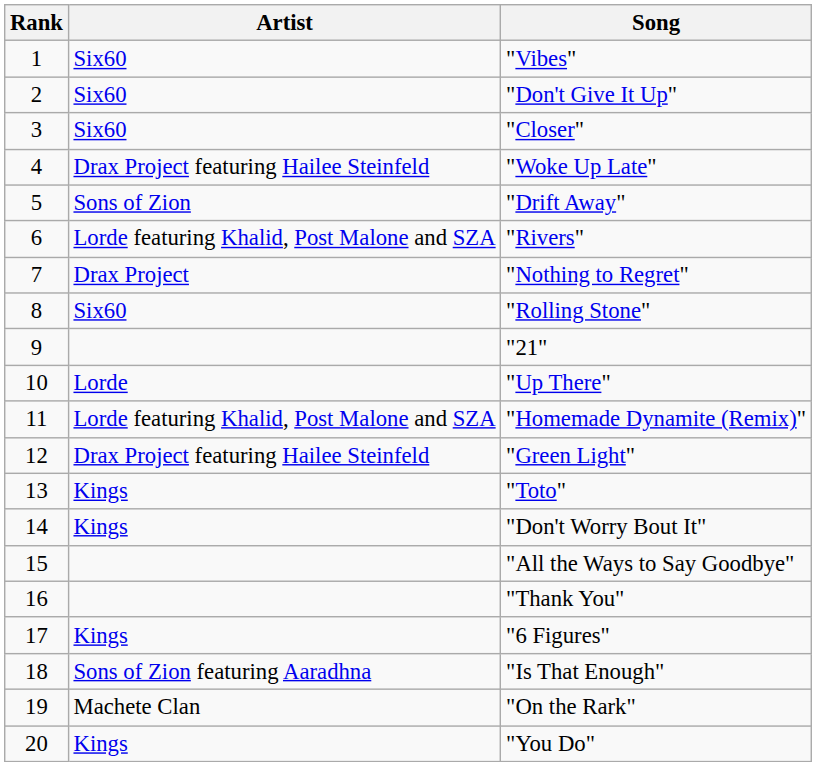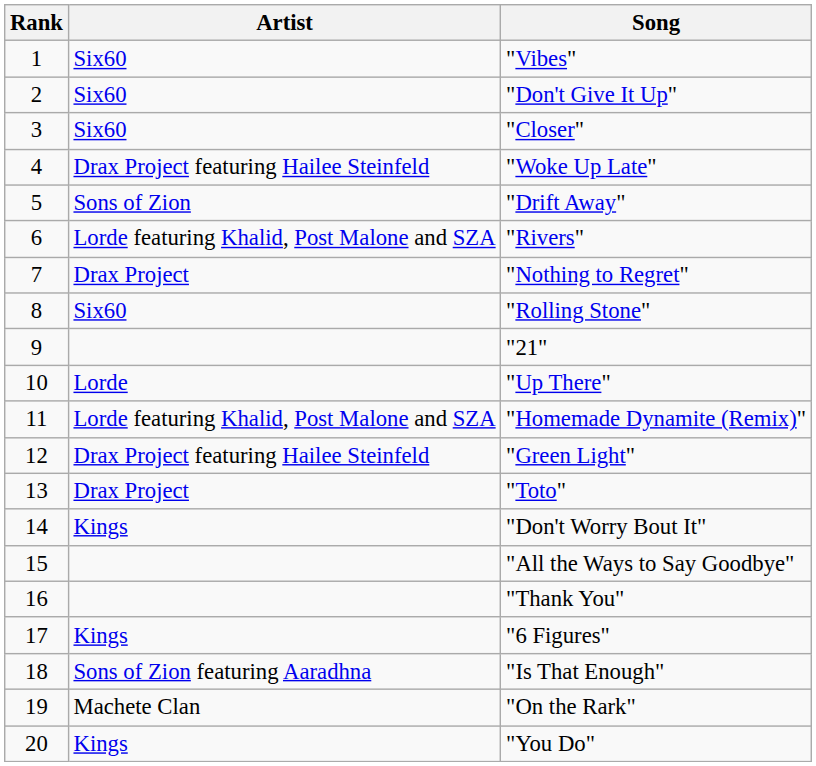(101, 490) Kings -> (131, 490) Drax Project
